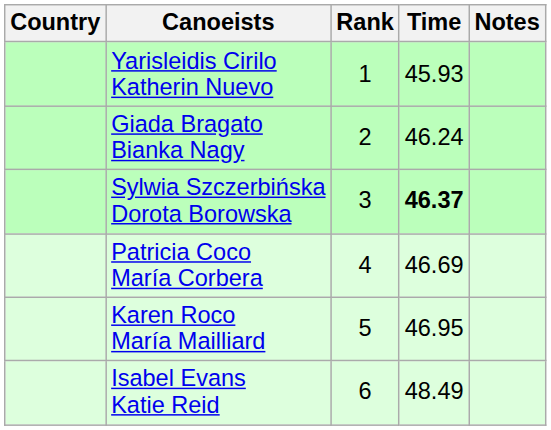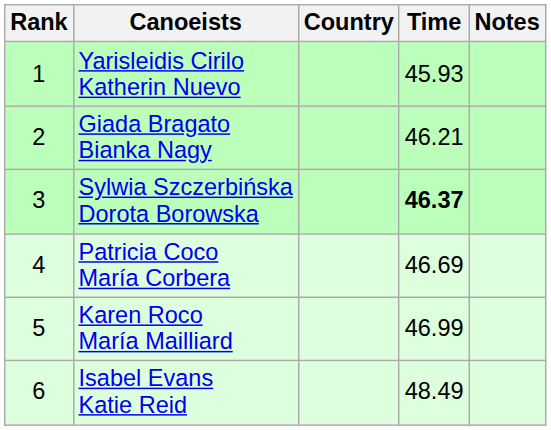columns swapped: (365, 23) <-> (55, 23)
(434, 137) 46.24 -> (434, 137) 46.21
(434, 328) 46.95 -> (434, 328) 46.99
